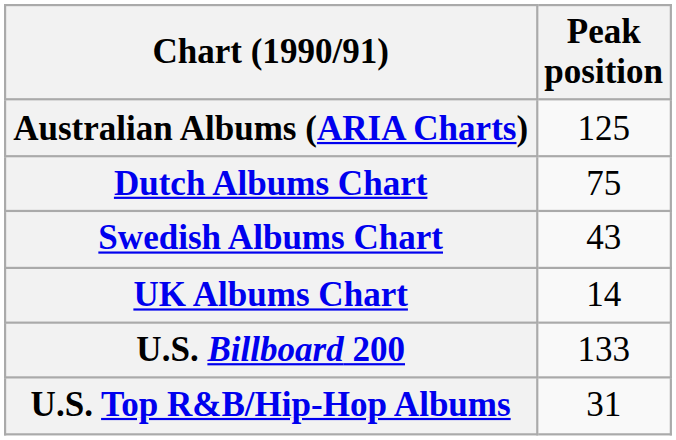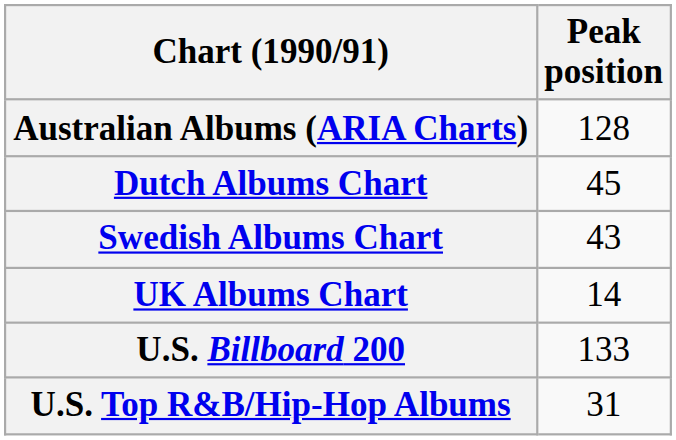(604, 127) 125 -> (604, 127) 128
(604, 182) 75 -> (604, 182) 45
